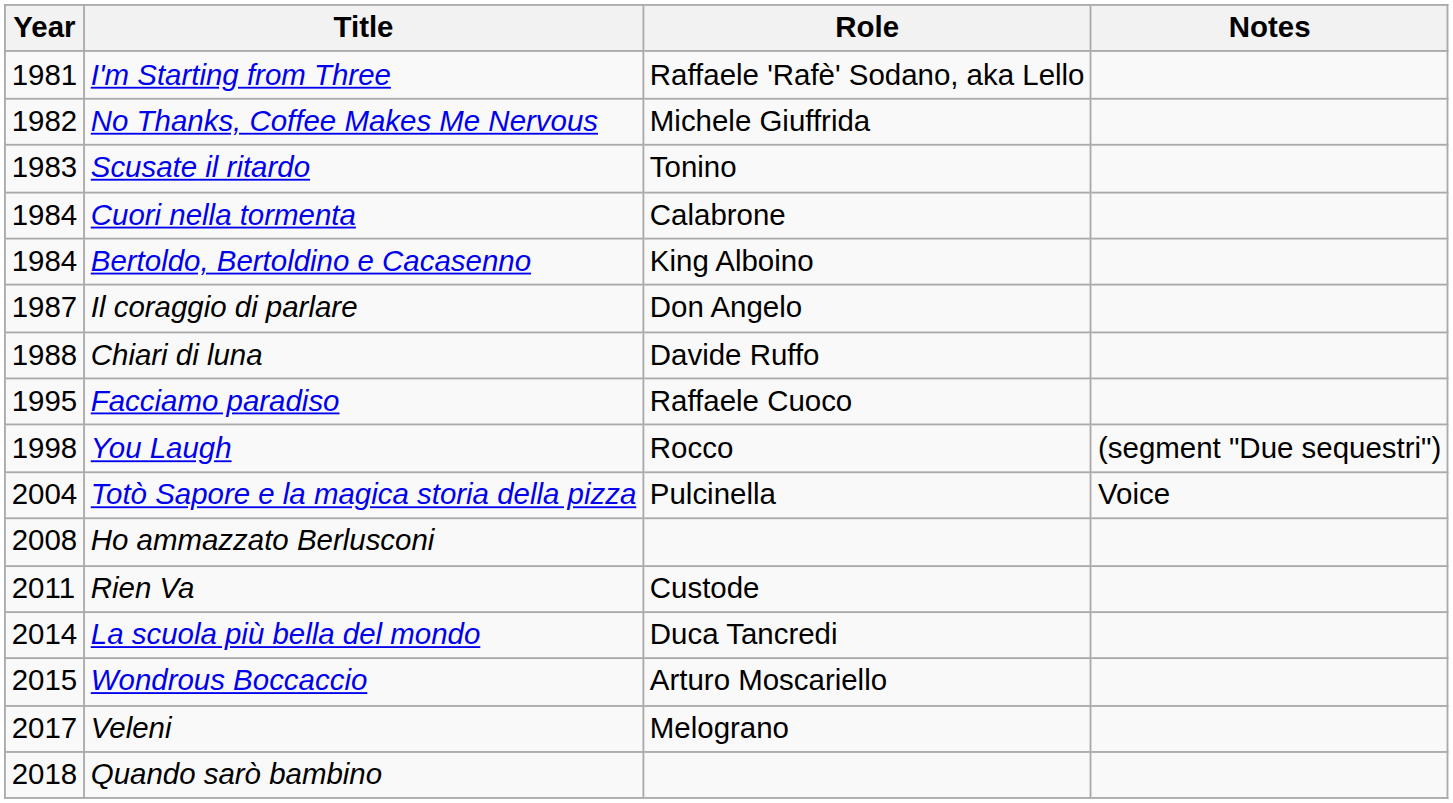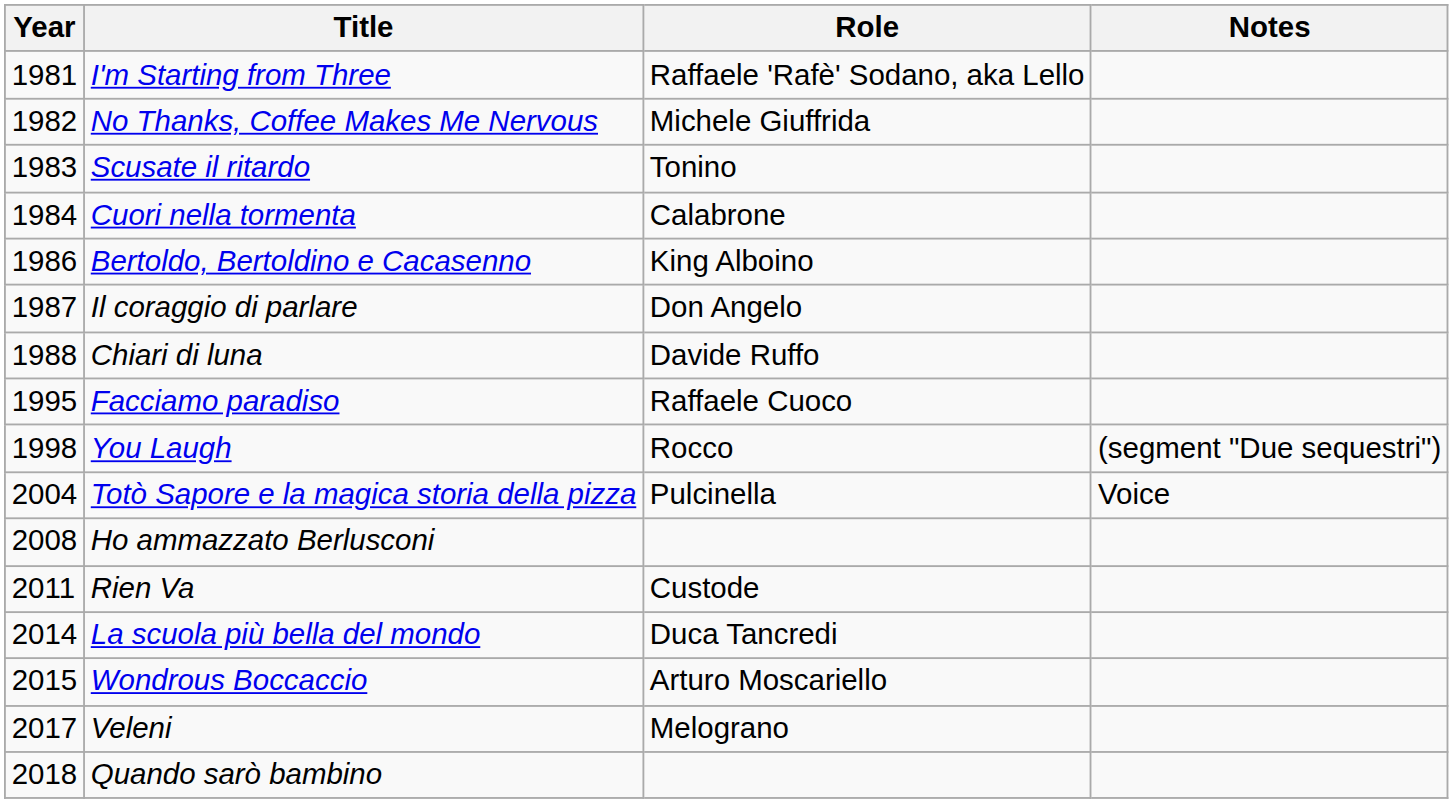(44, 261) 1984 -> (44, 261) 1986
